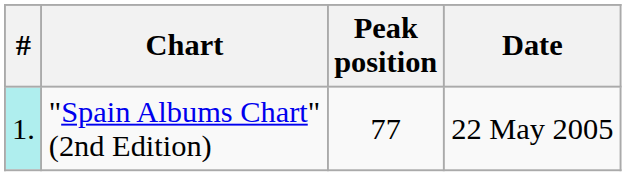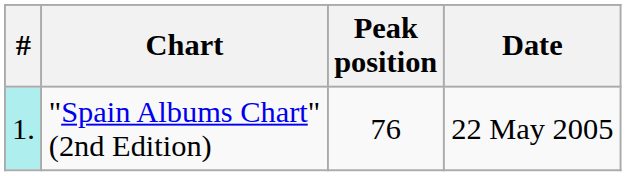(386, 128) 77 -> (386, 128) 76
